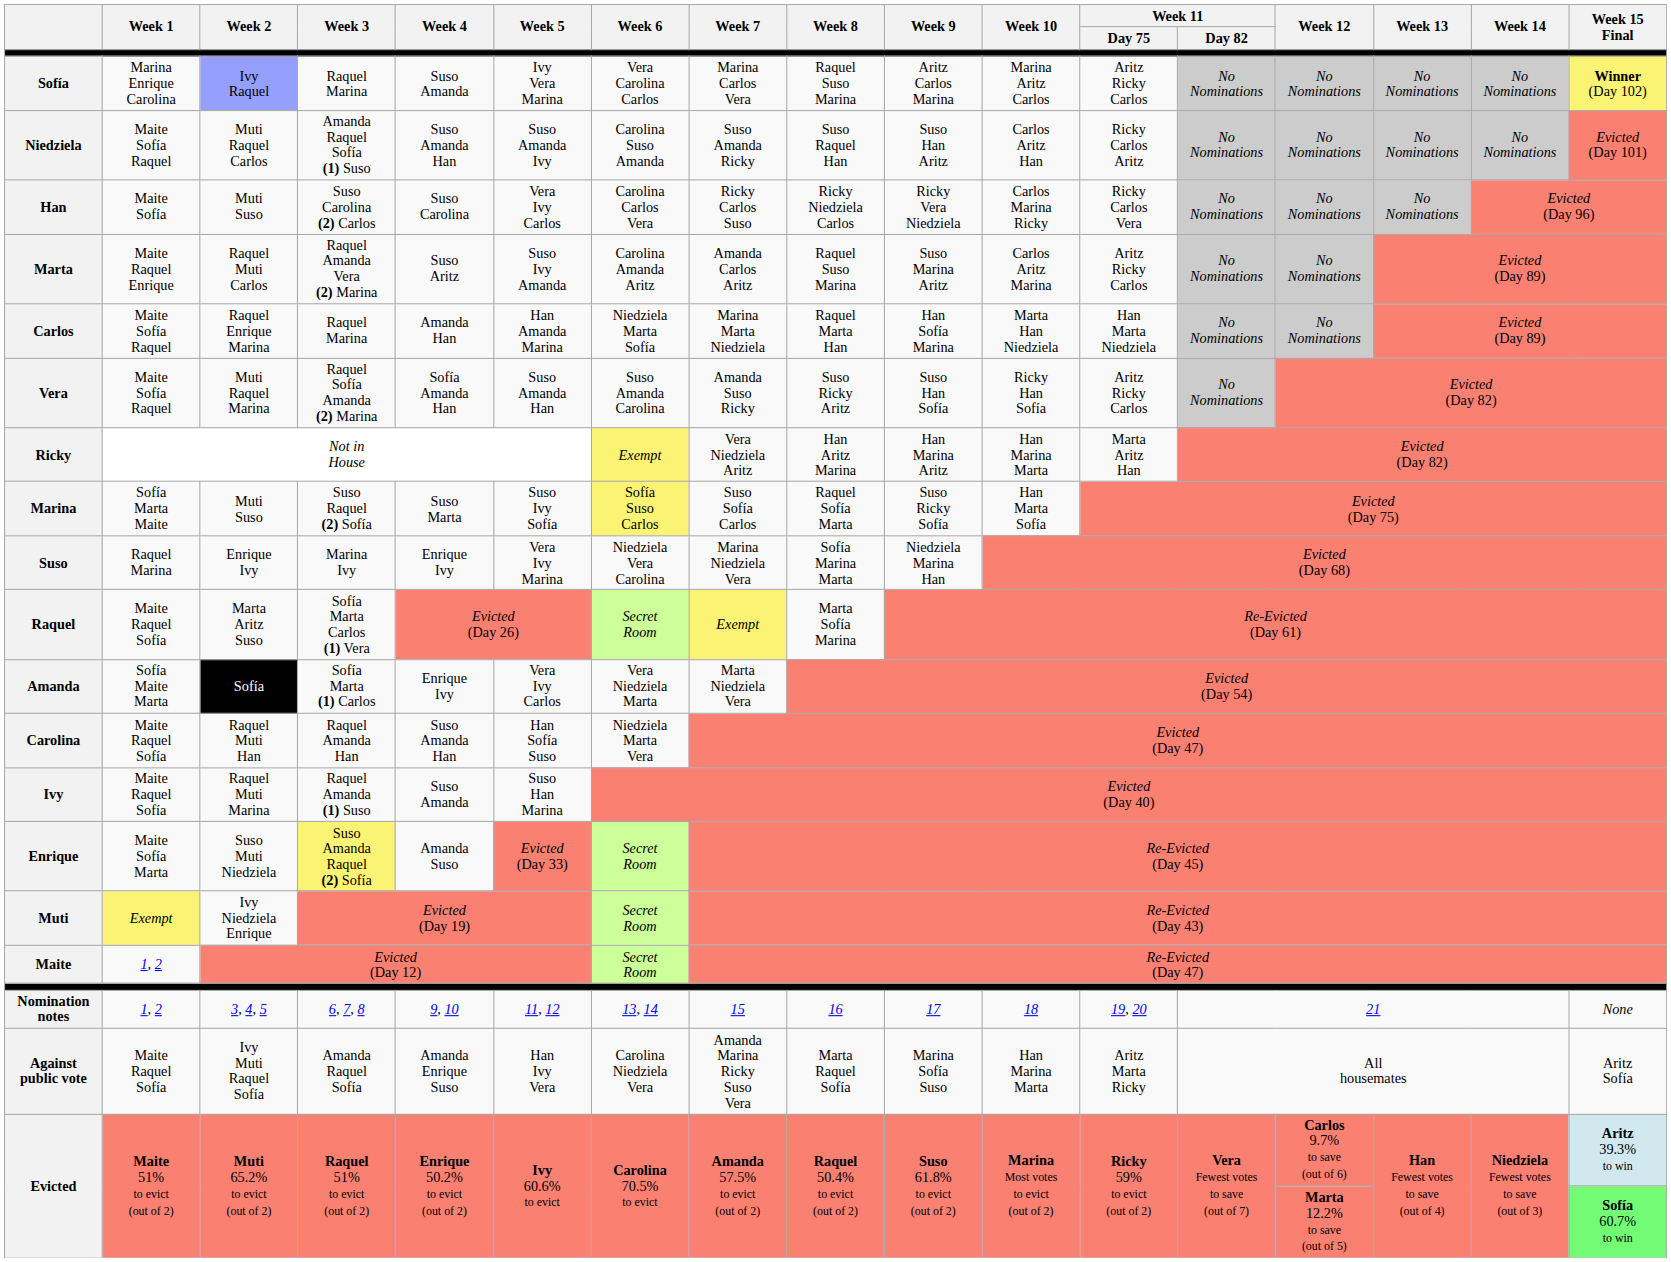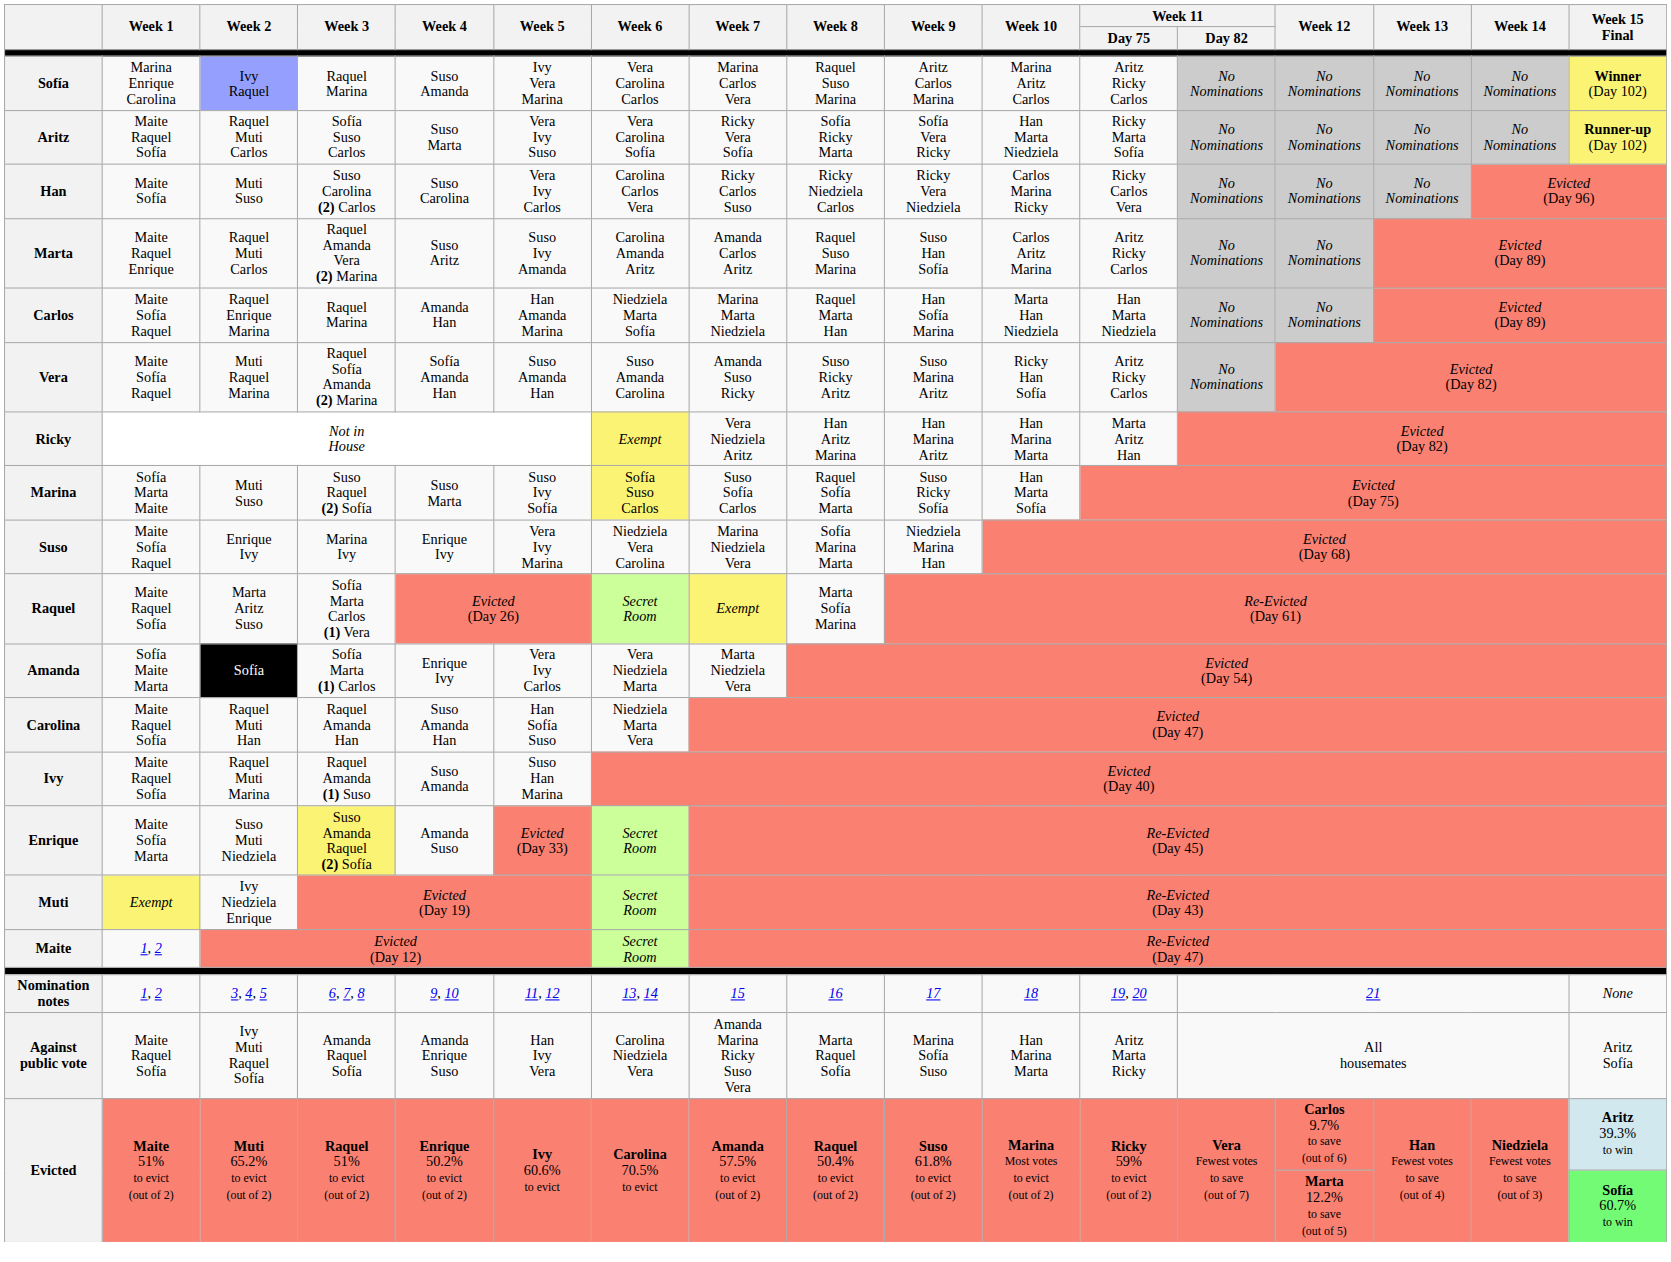+ row: (53, 137)
- row: (53, 145)
(933, 269) Suso Marina Aritz -> (933, 253) Suso Han Sofía
(933, 392) Suso Han Sofía -> (933, 377) Suso Marina Aritz
(151, 562) Raquel Marina -> (151, 546) Maite Sofía Raquel
